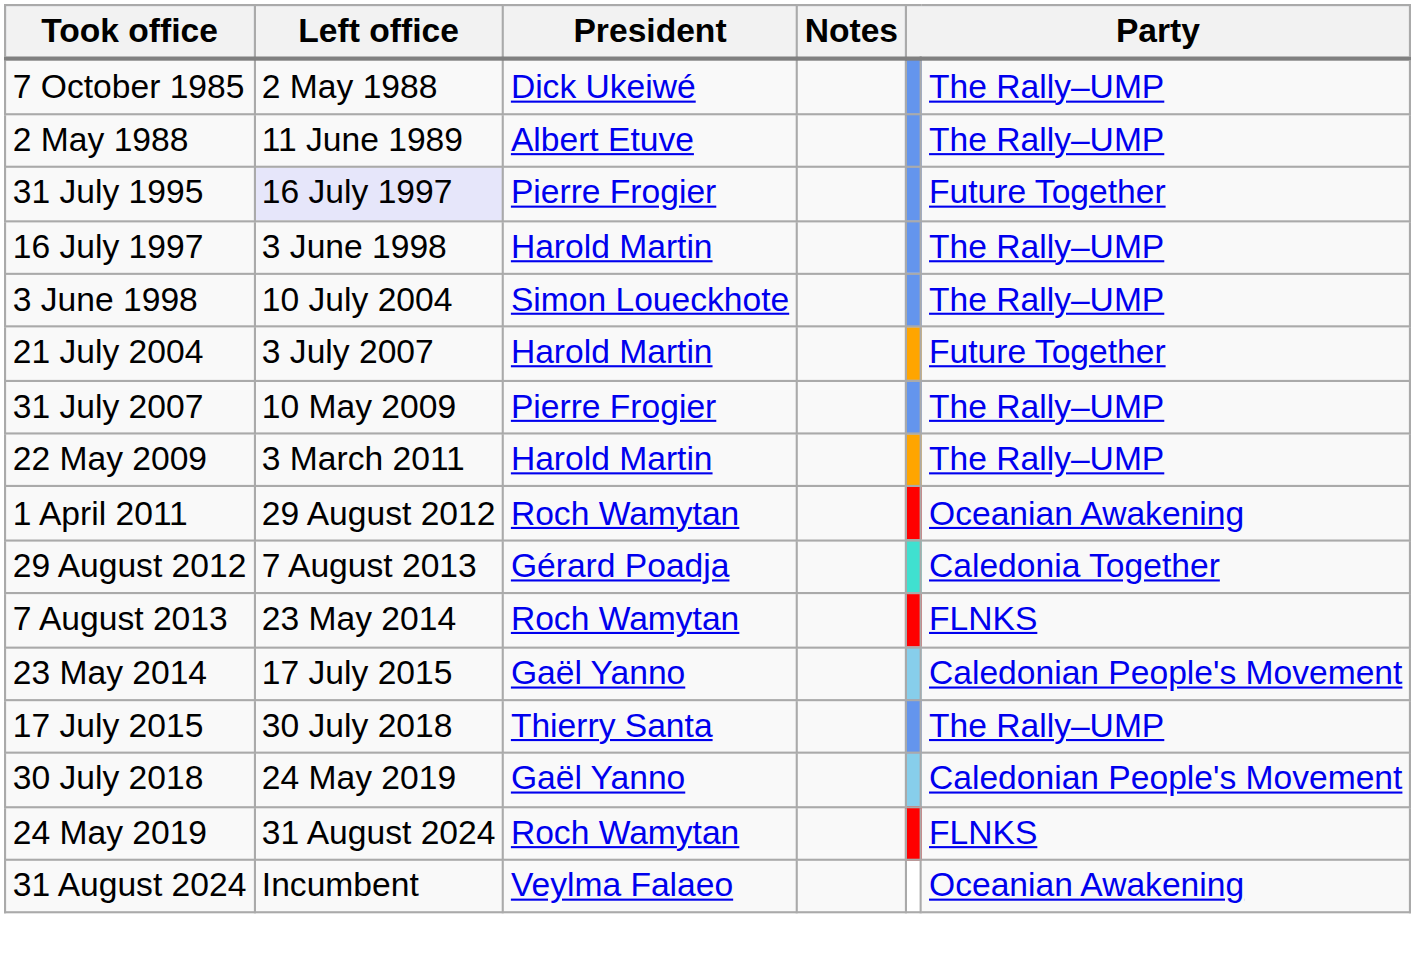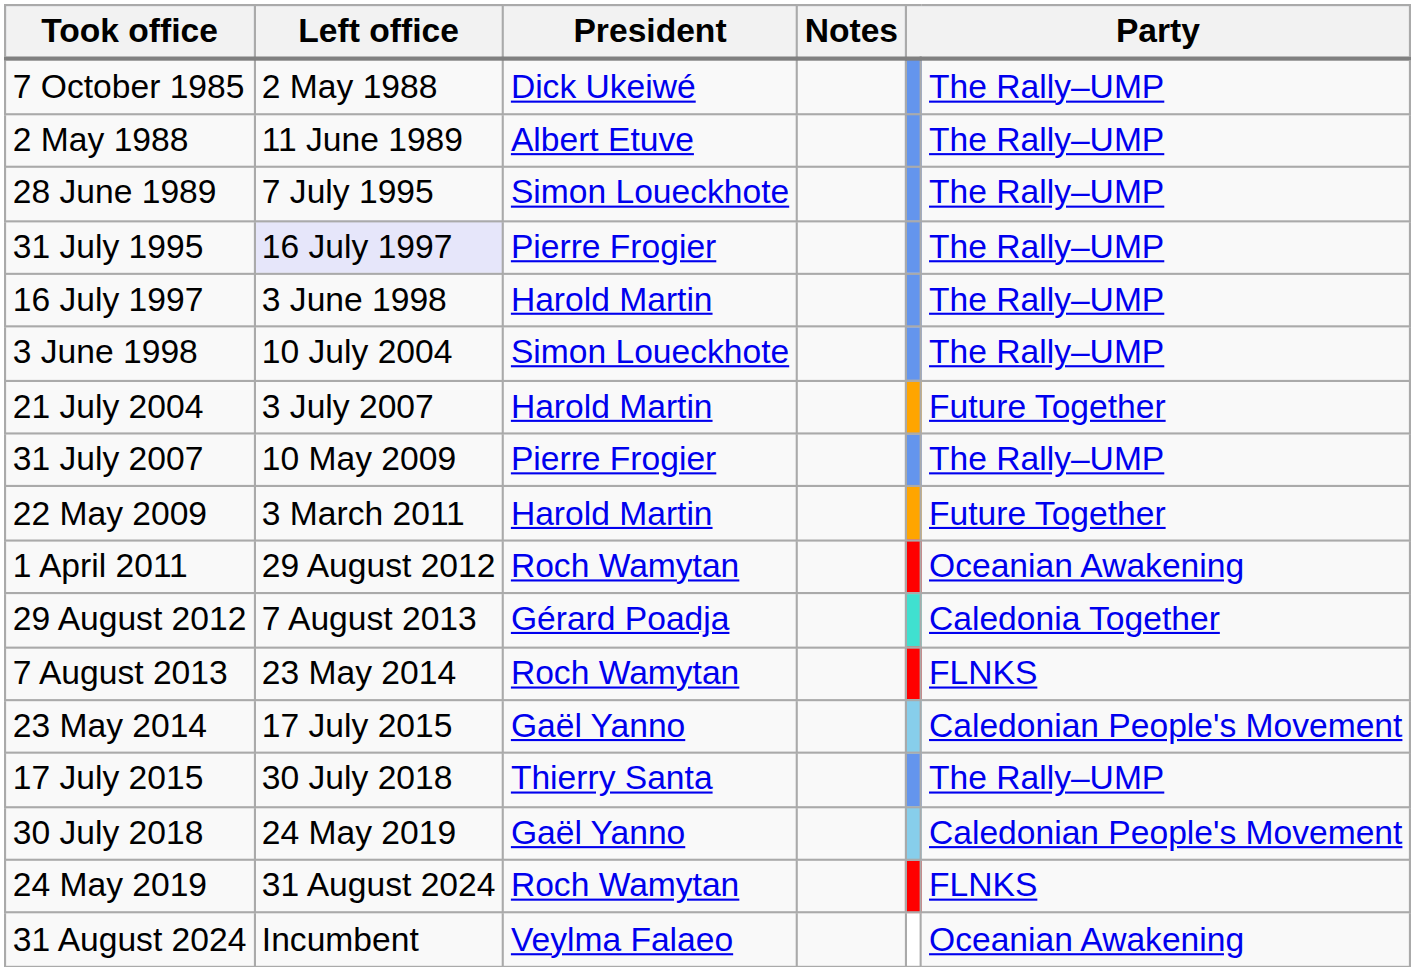+ row: (115, 193)
(1047, 193) Future Together -> (1047, 246) The Rally–UMP
(1047, 459) The Rally–UMP -> (1047, 512) Future Together
